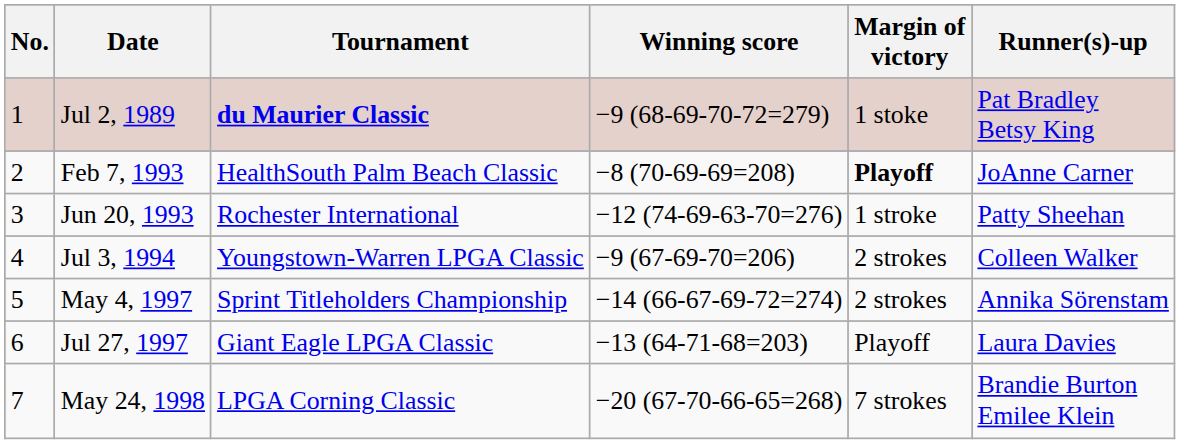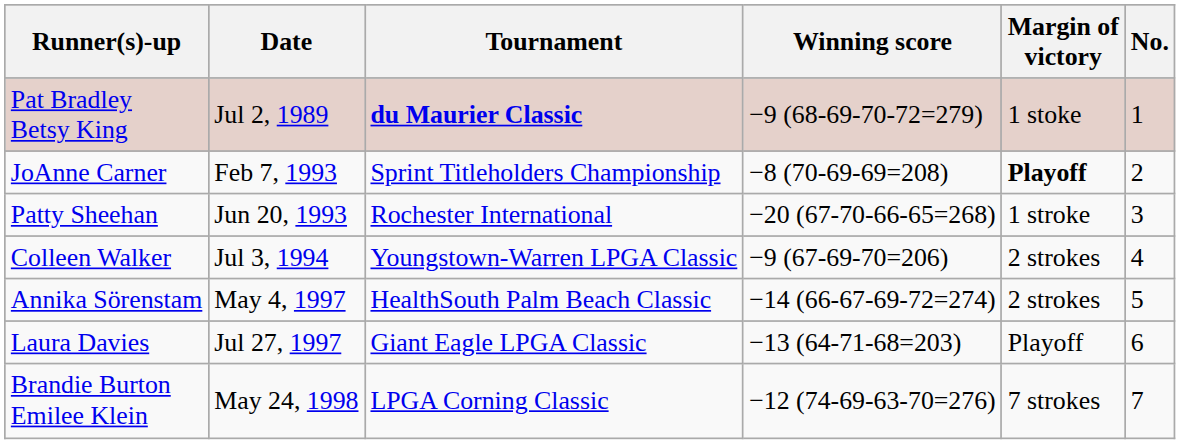columns swapped: (30, 41) <-> (1073, 41)
(387, 172) HealthSouth Palm Beach Classic -> (546, 172) Sprint Titleholders Championship
(719, 215) −12 (74-69-63-70=276) -> (872, 215) −20 (67-70-66-65=268)
(392, 300) Sprint Titleholders Championship -> (541, 300) HealthSouth Palm Beach Classic
(719, 400) −20 (67-70-66-65=268) -> (872, 400) −12 (74-69-63-70=276)
